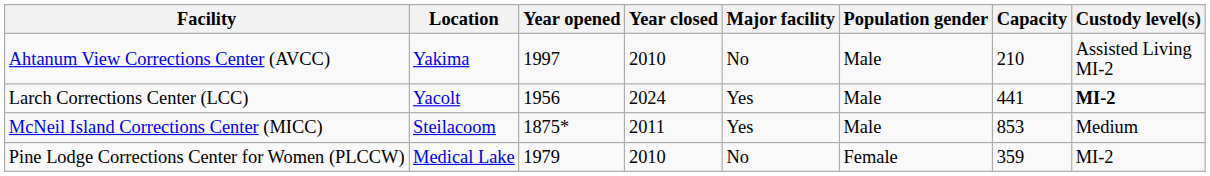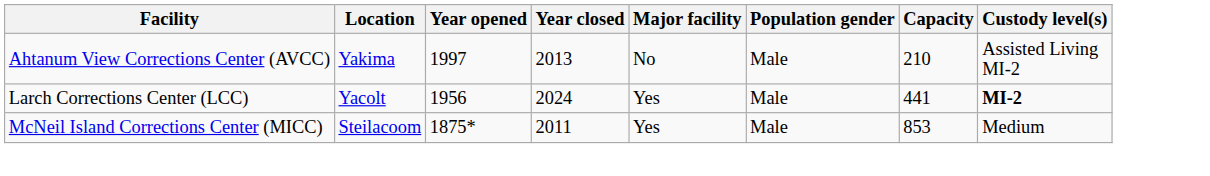(647, 58) 2010 -> (554, 58) 2013
- row: (207, 156)
